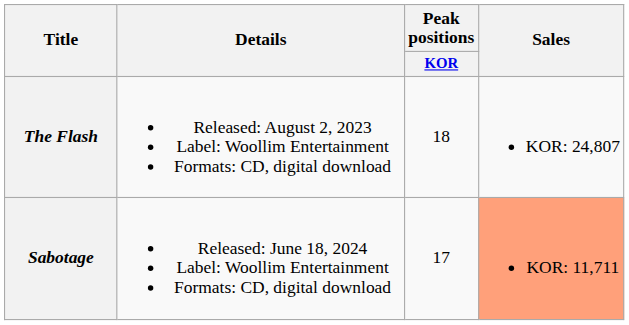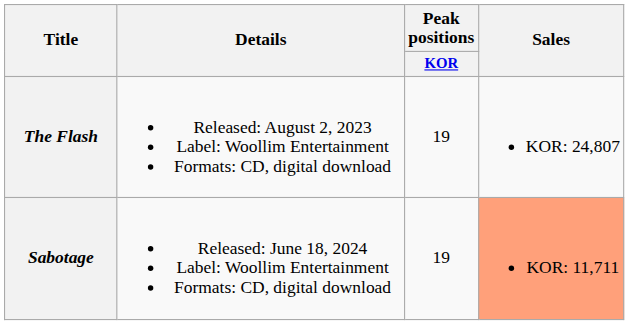(441, 136) 18 -> (441, 136) 19
(441, 258) 17 -> (441, 258) 19
